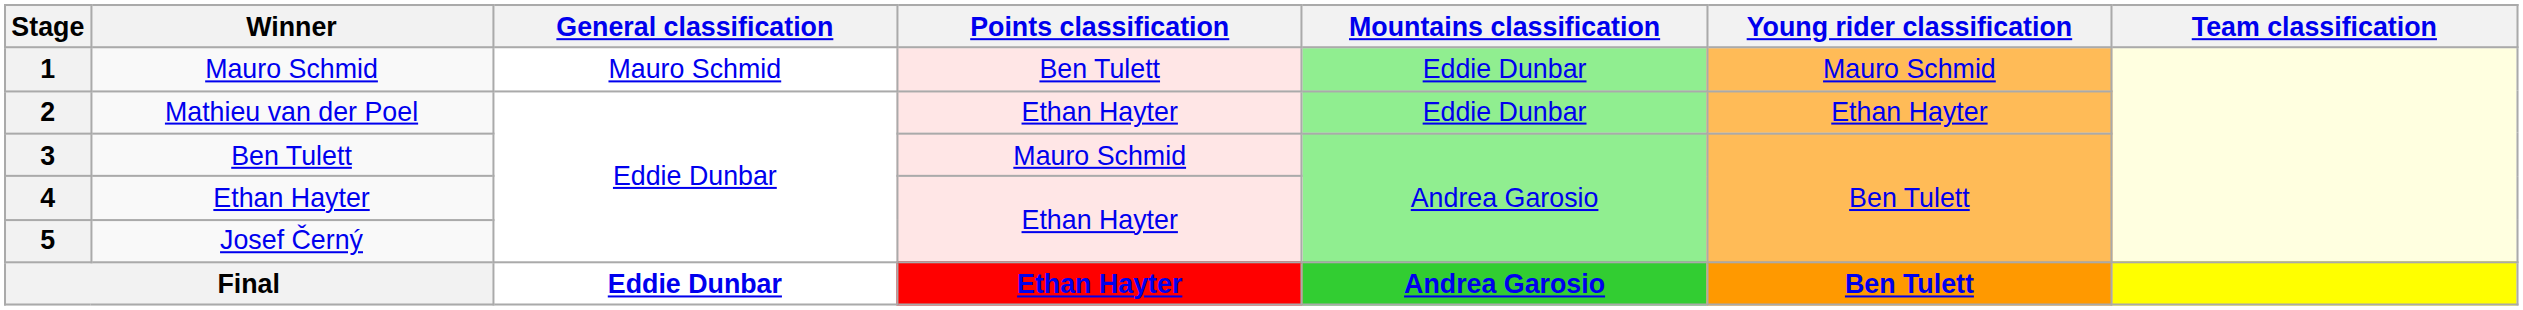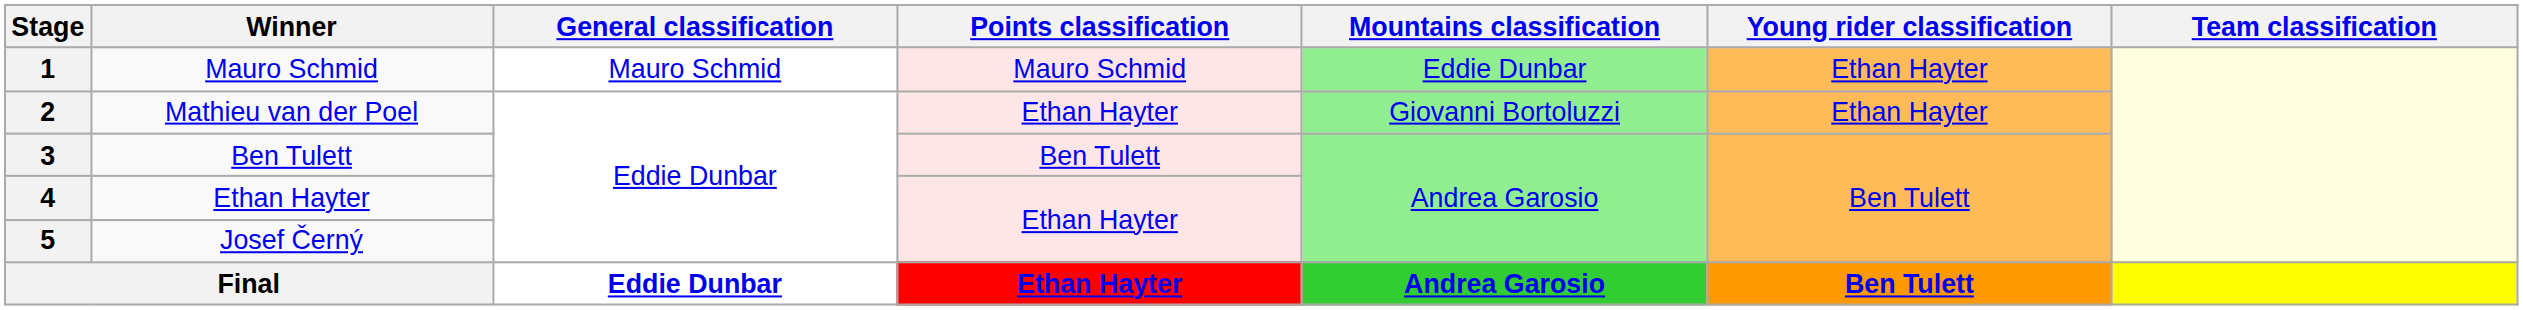(1100, 70) Ben Tulett -> (1100, 70) Mauro Schmid
(1909, 70) Mauro Schmid -> (1909, 70) Ethan Hayter
(1505, 112) Eddie Dunbar -> (1505, 112) Giovanni Bortoluzzi
(1100, 155) Mauro Schmid -> (1100, 155) Ben Tulett
